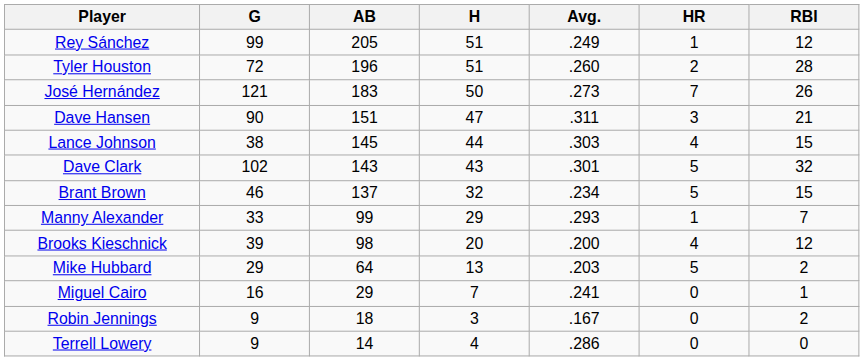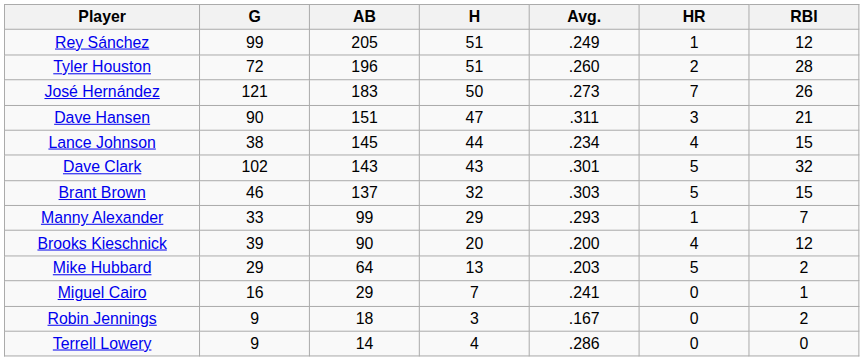(584, 142) .303 -> (584, 142) .234
(584, 192) .234 -> (584, 192) .303
(365, 243) 98 -> (365, 243) 90
